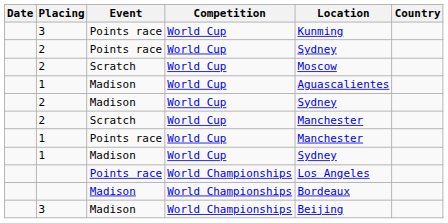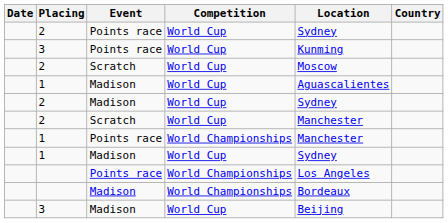rows swapped: (42, 31) <-> (42, 49)
(197, 138) World Cup -> (230, 138) World Championships
(230, 209) World Championships -> (197, 209) World Cup
